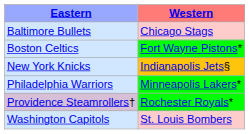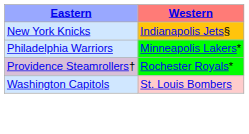- row: (49, 31)
- row: (43, 48)
